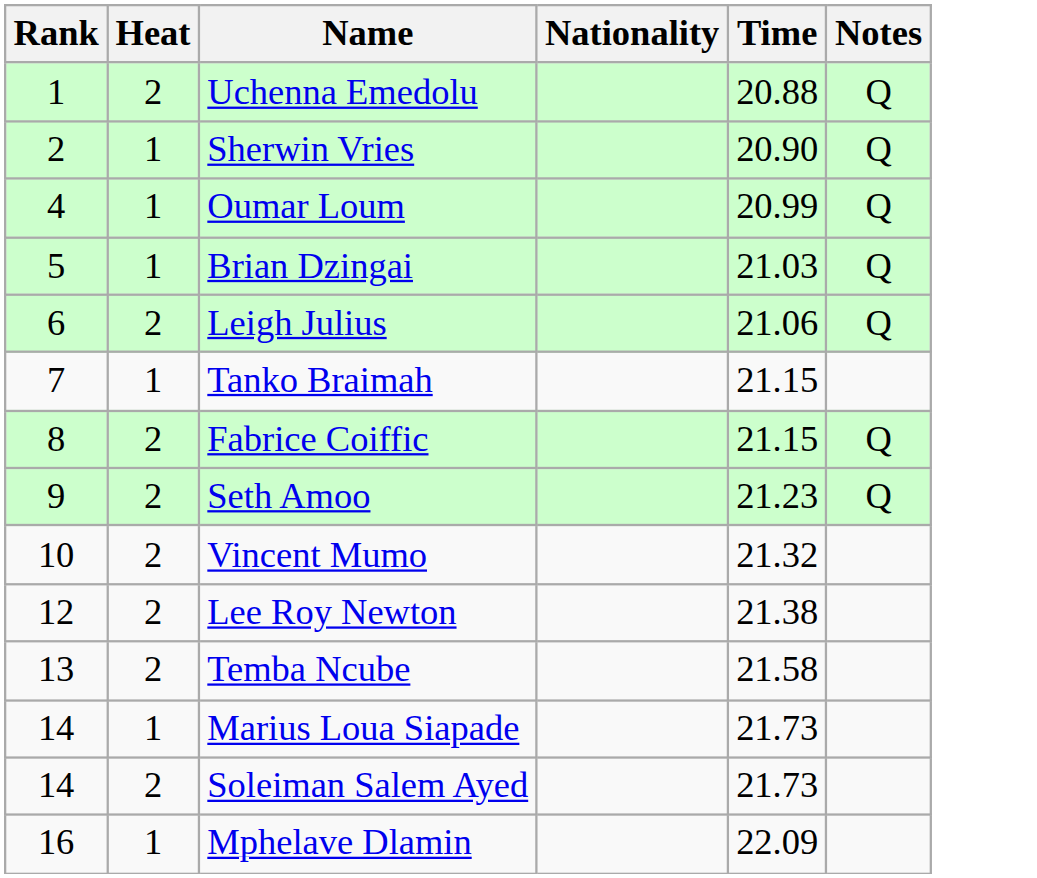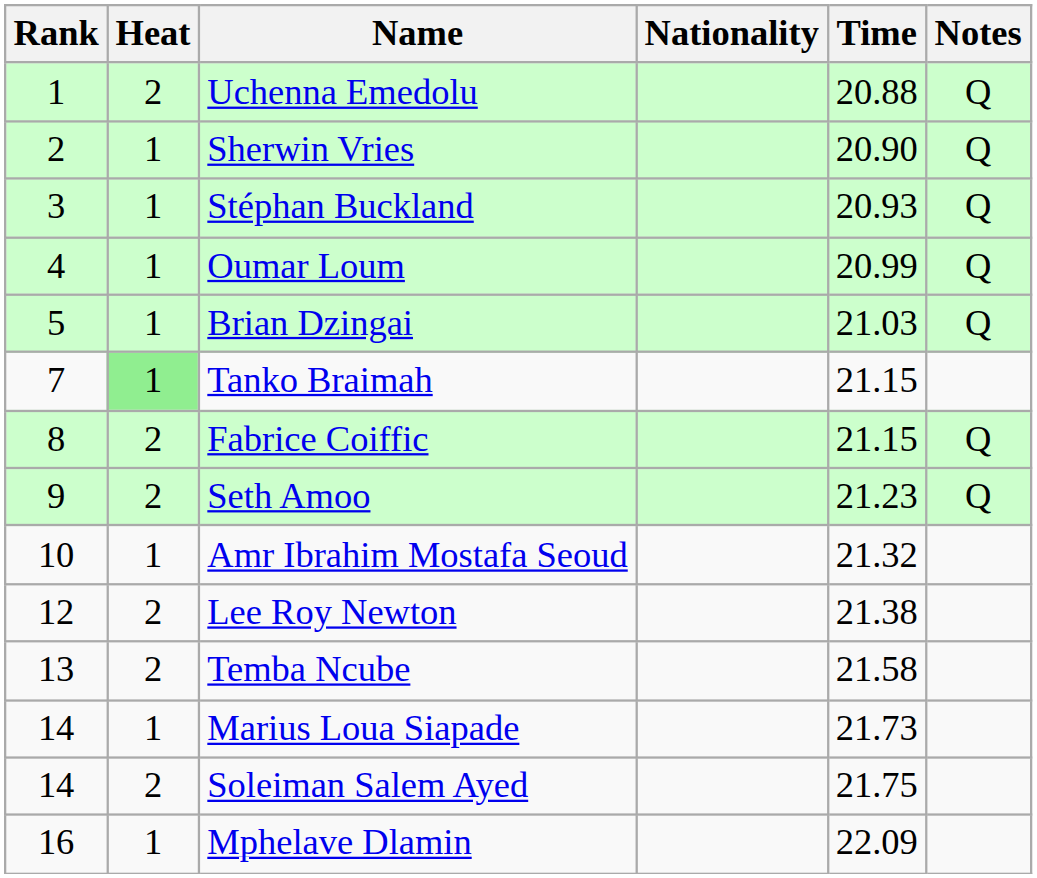+ row: (341, 206)
- row: (297, 322)
(153, 380) no background -> (153, 380) lightgreen background
+ row: (418, 554)
- row: (317, 554)
(777, 785) 21.73 -> (877, 785) 21.75
